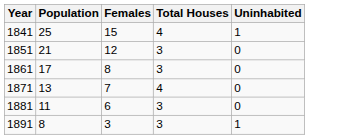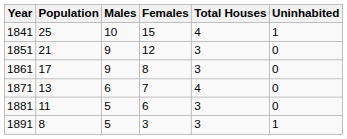+ column: (120, 13)
